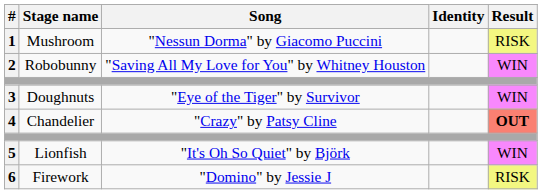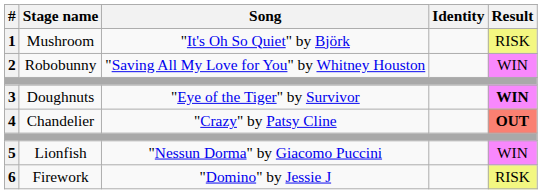(265, 41) "Nessun Dorma" by Giacomo Puccini -> (265, 41) "It's Oh So Quiet" by Björk
(512, 96) normal -> (512, 96) bold
(265, 152) "It's Oh So Quiet" by Björk -> (265, 152) "Nessun Dorma" by Giacomo Puccini
